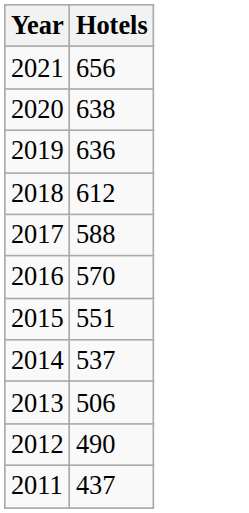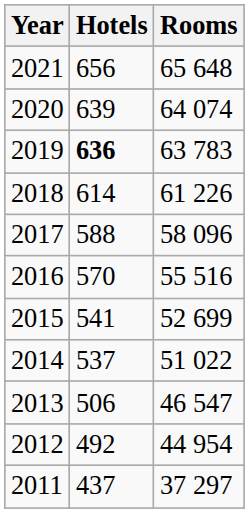+ column: (199, 25)
(96, 109) 638 -> (96, 109) 639
(96, 151) normal -> (96, 151) bold
(96, 192) 612 -> (96, 192) 614
(96, 318) 551 -> (96, 318) 541
(96, 444) 490 -> (96, 444) 492
